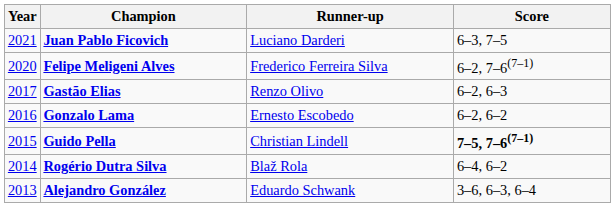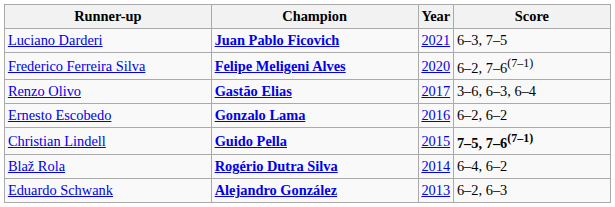columns swapped: (22, 16) <-> (350, 16)
(482, 91) 6–2, 6–3 -> (496, 91) 3–6, 6–3, 6–4
(496, 190) 3–6, 6–3, 6–4 -> (482, 190) 6–2, 6–3
